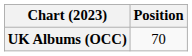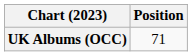(159, 39) 70 -> (159, 39) 71
